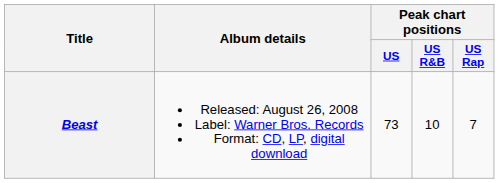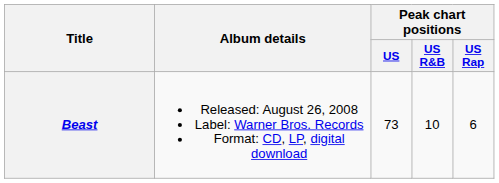(473, 124) 7 -> (473, 124) 6
